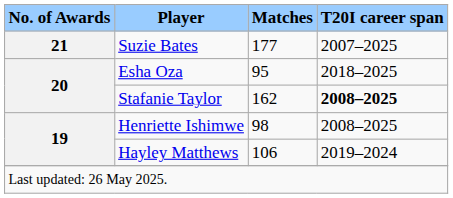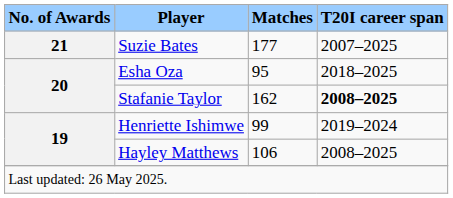(260, 125) 98 -> (260, 125) 99
(359, 125) 2008–2025 -> (359, 125) 2019–2024
(359, 152) 2019–2024 -> (359, 152) 2008–2025
